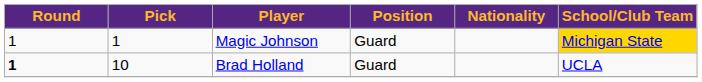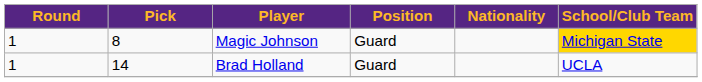(116, 40) 1 -> (116, 40) 8
(12, 64) bold -> (12, 64) normal
(120, 64) 10 -> (120, 64) 14
